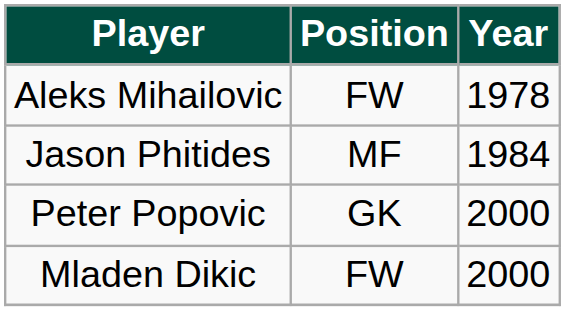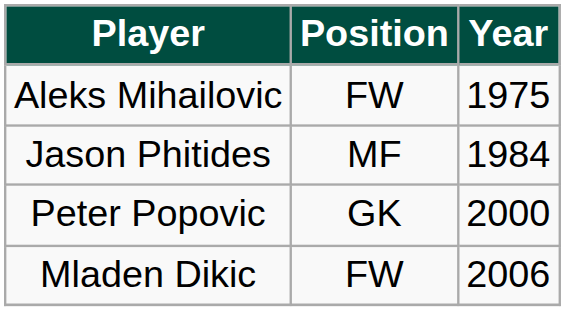(508, 94) 1978 -> (508, 94) 1975
(508, 273) 2000 -> (508, 273) 2006
